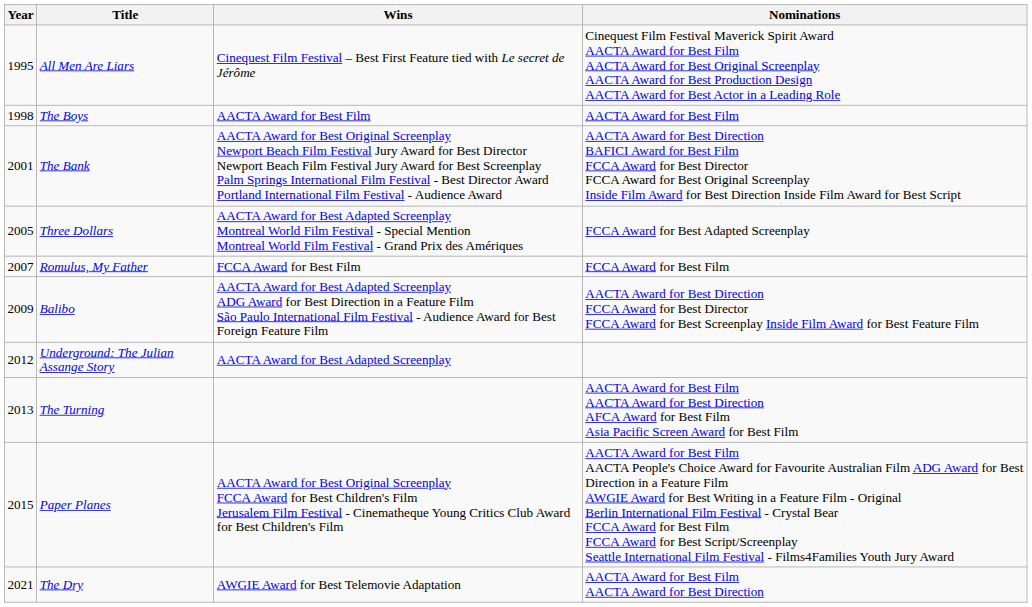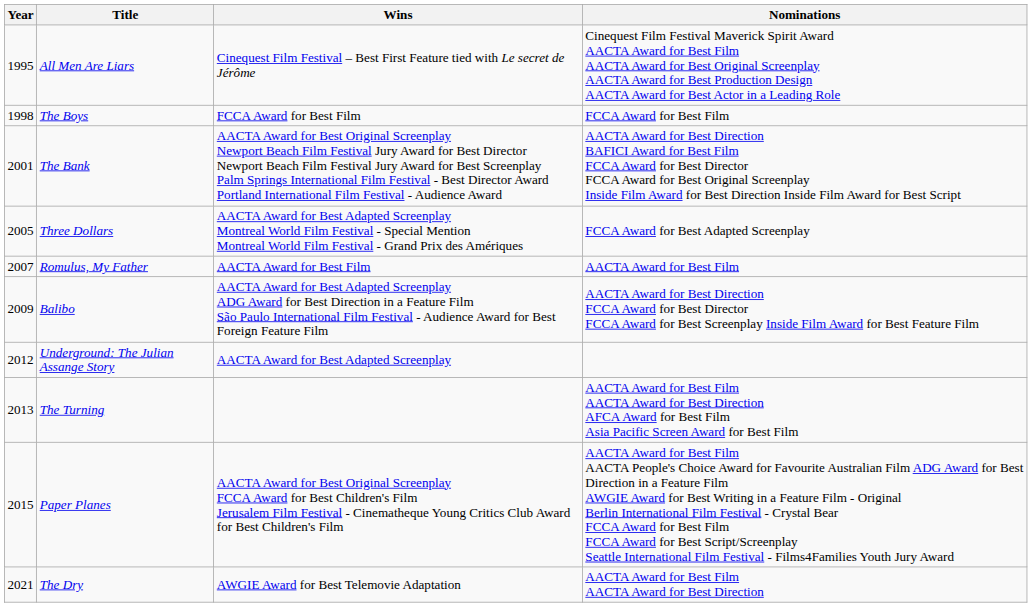(294, 115) AACTA Award for Best Film -> (289, 115) FCCA Award for Best Film
(662, 115) AACTA Award for Best Film -> (657, 115) FCCA Award for Best Film
(289, 266) FCCA Award for Best Film -> (294, 266) AACTA Award for Best Film
(657, 266) FCCA Award for Best Film -> (662, 266) AACTA Award for Best Film
